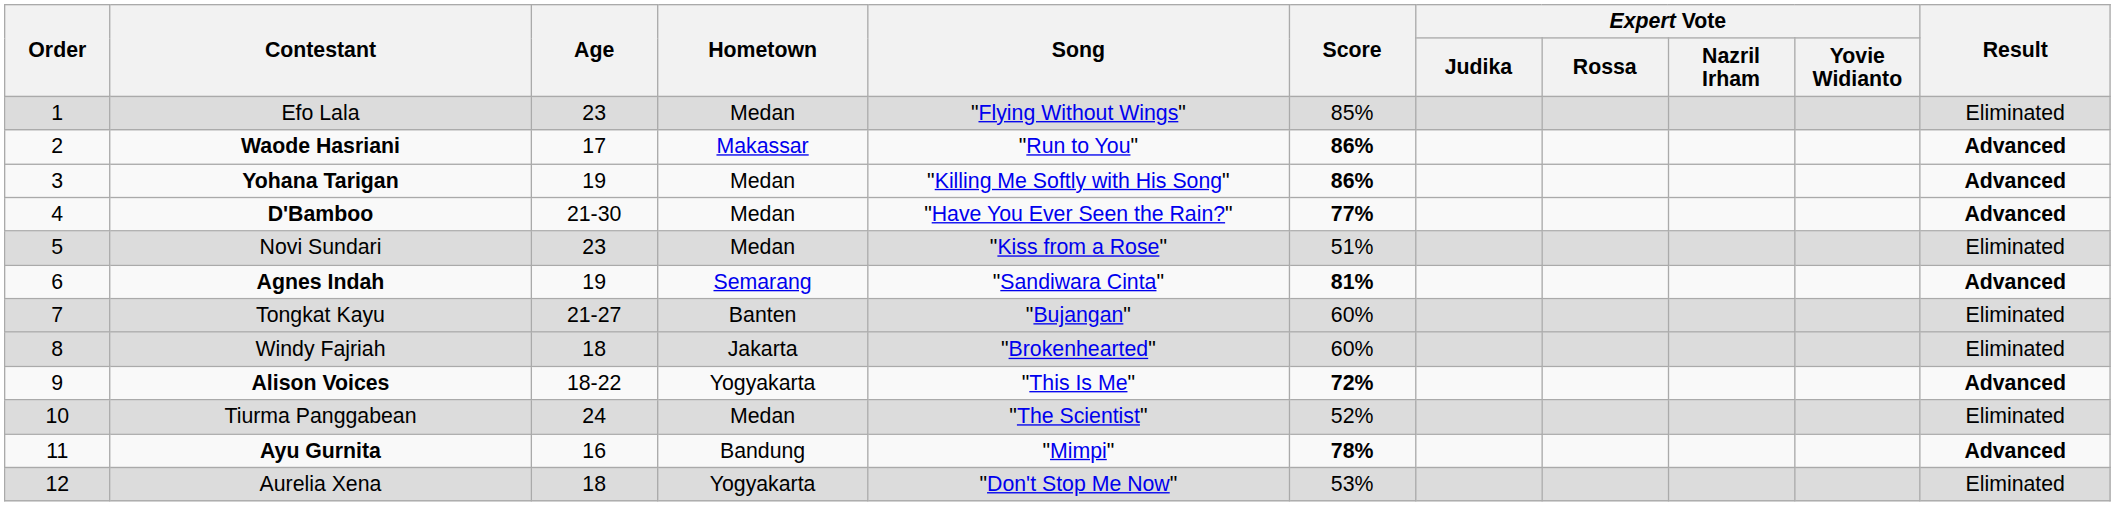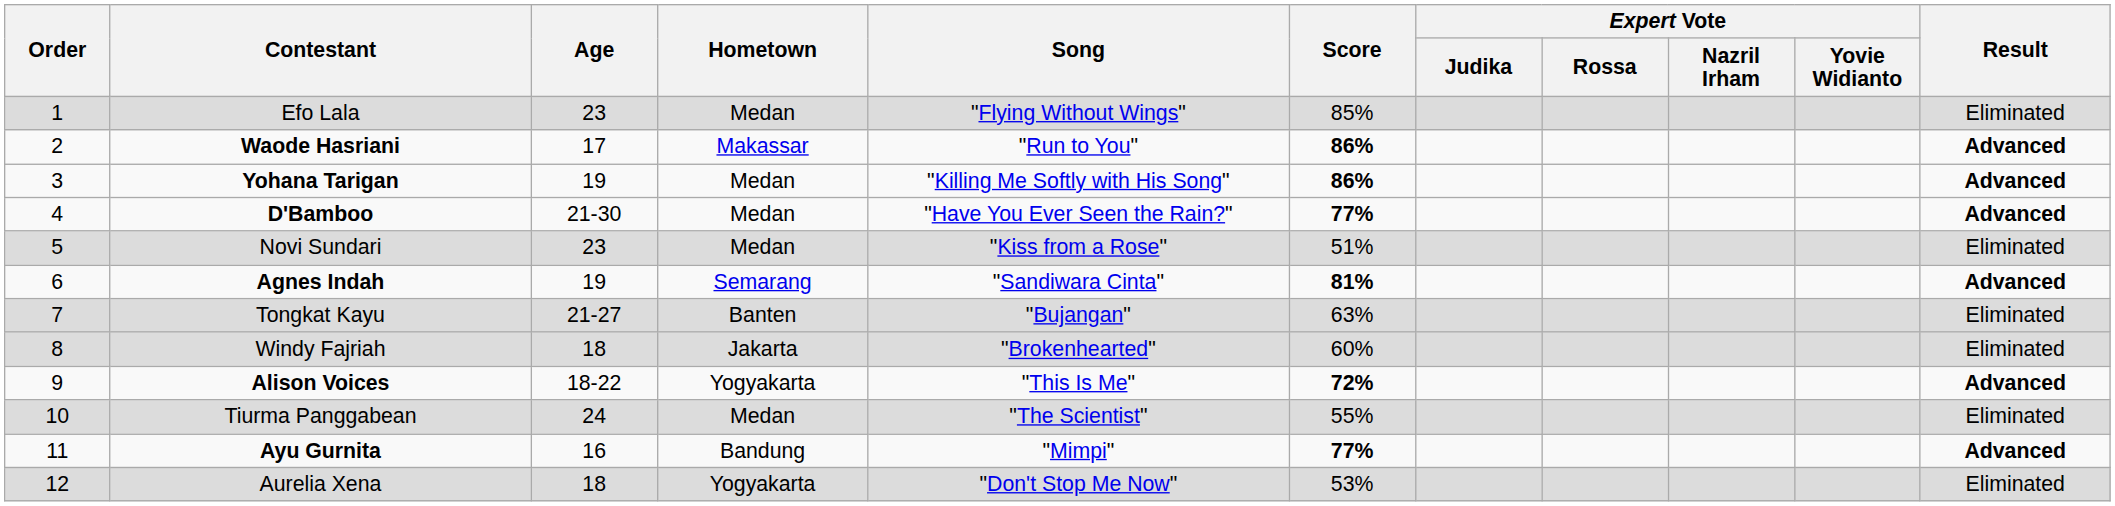(1352, 315) 60% -> (1352, 315) 63%
(1352, 416) 52% -> (1352, 416) 55%
(1352, 450) 78% -> (1352, 450) 77%
